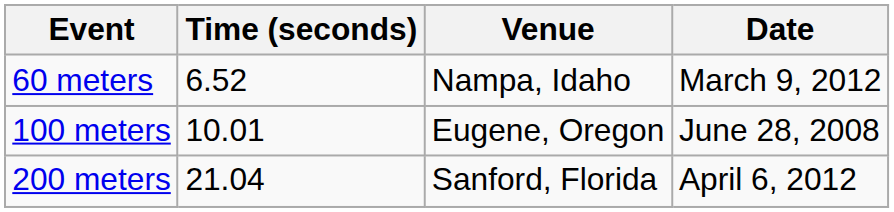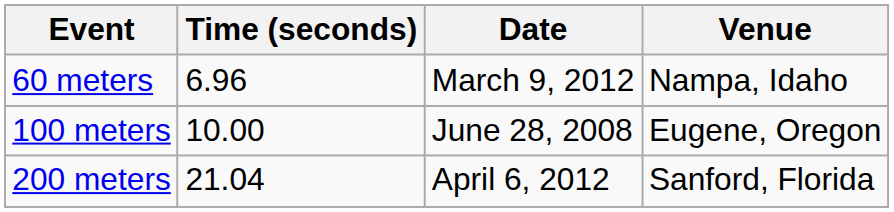columns swapped: (548, 29) <-> (780, 29)
(216, 79) 6.52 -> (216, 79) 6.96
(225, 130) 10.01 -> (225, 130) 10.00
